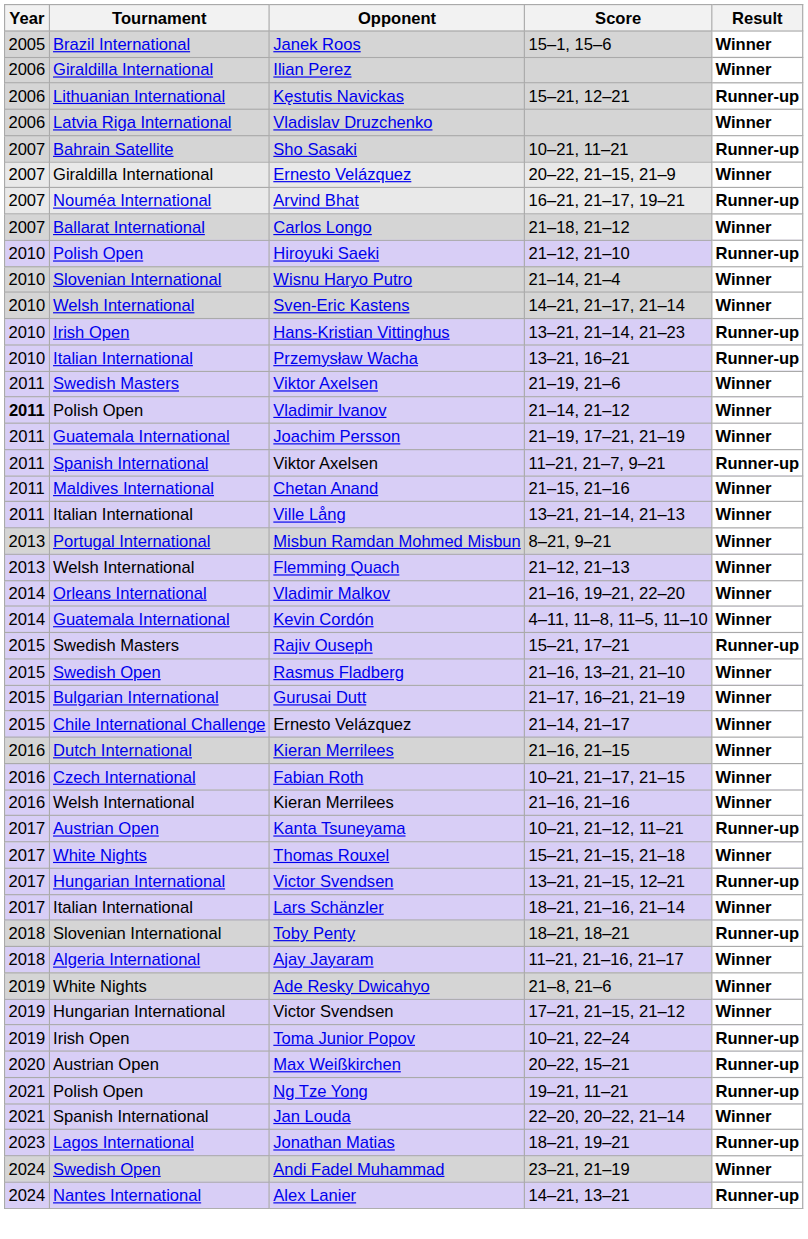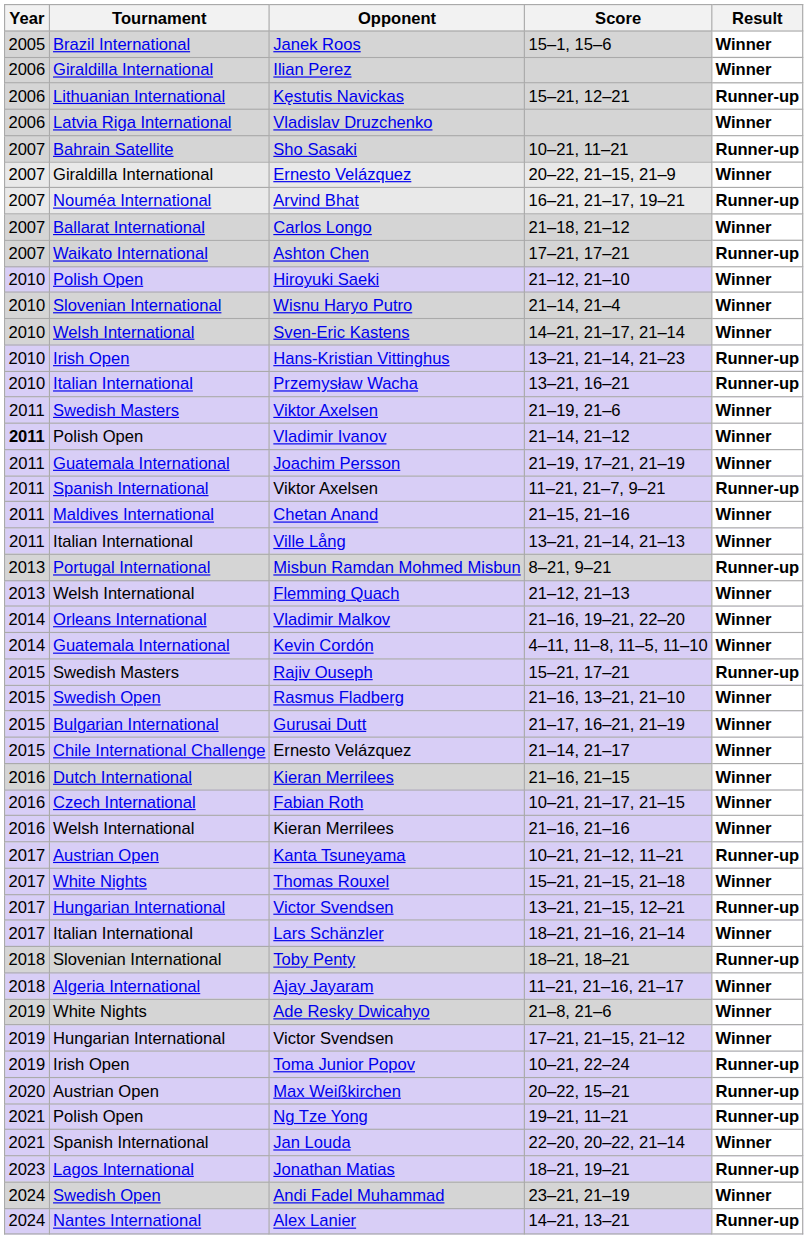+ row: (321, 254)
(757, 254) Runner-up -> (743, 280) Winner
(743, 541) Winner -> (757, 567) Runner-up
